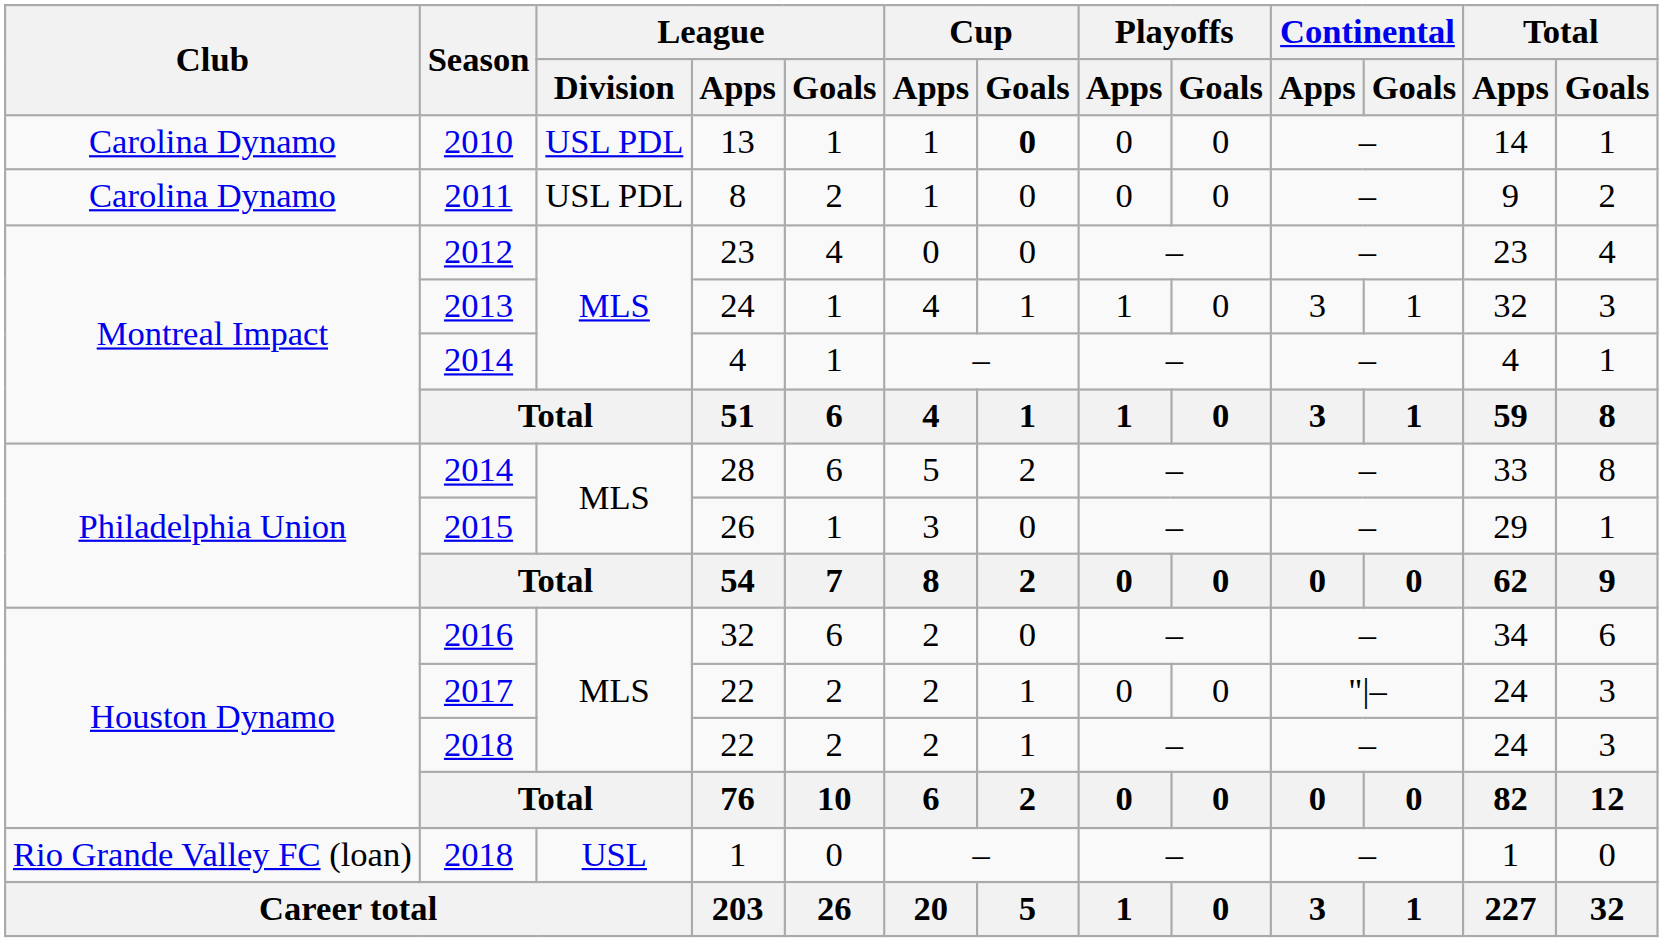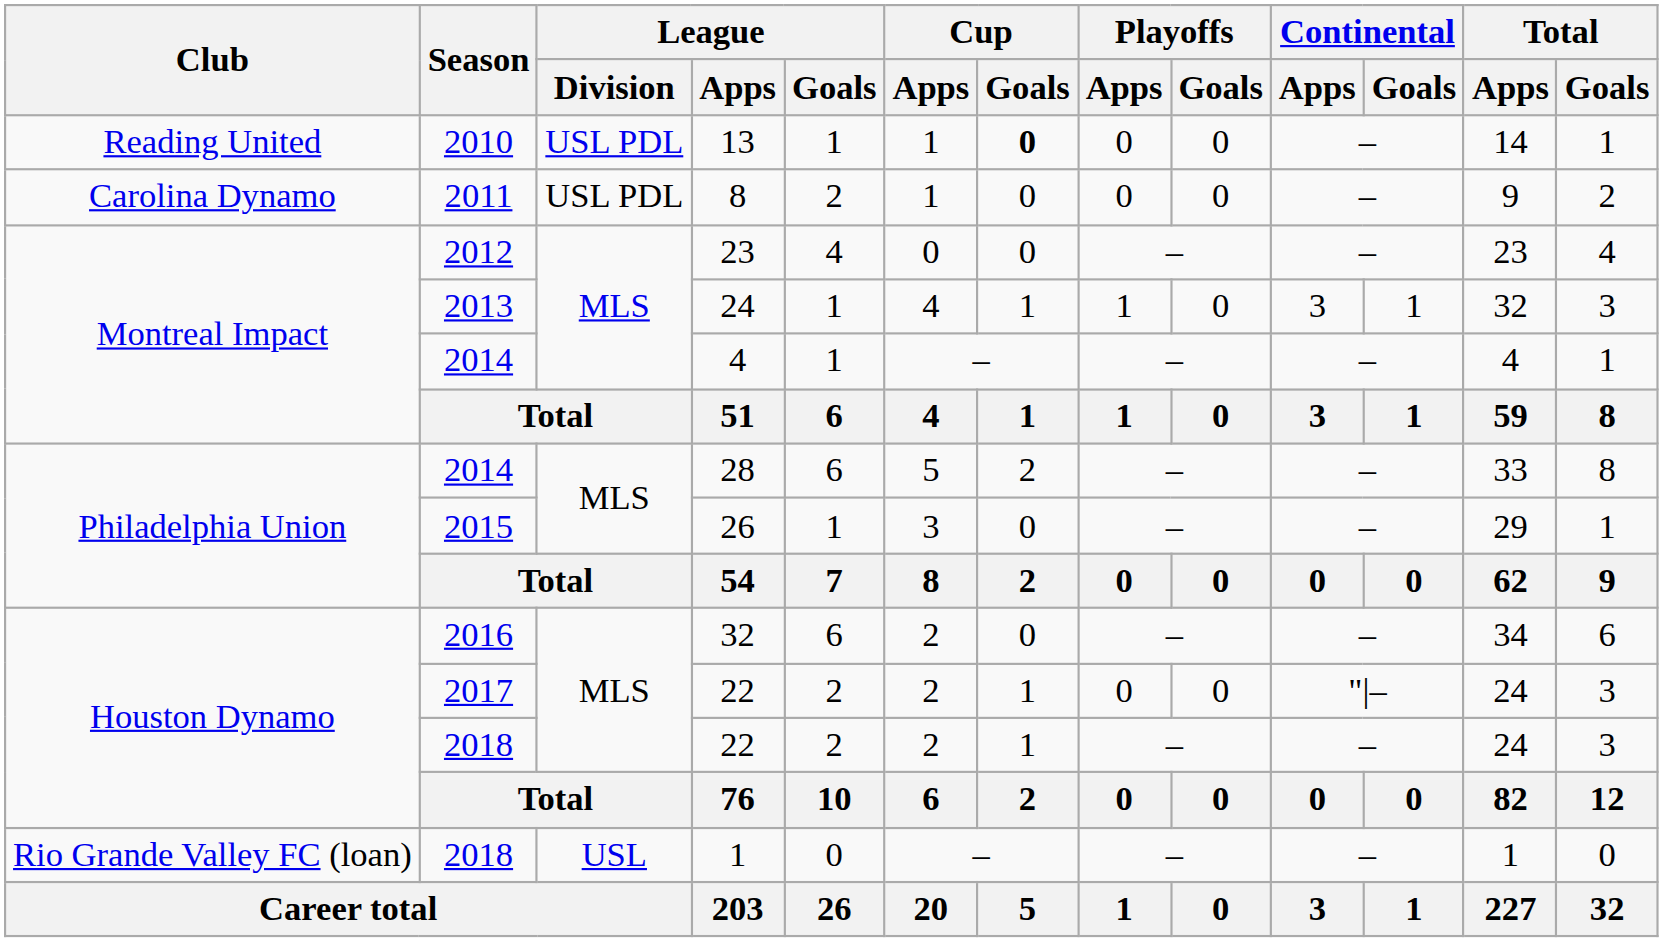(212, 141) Carolina Dynamo -> (212, 141) Reading United
